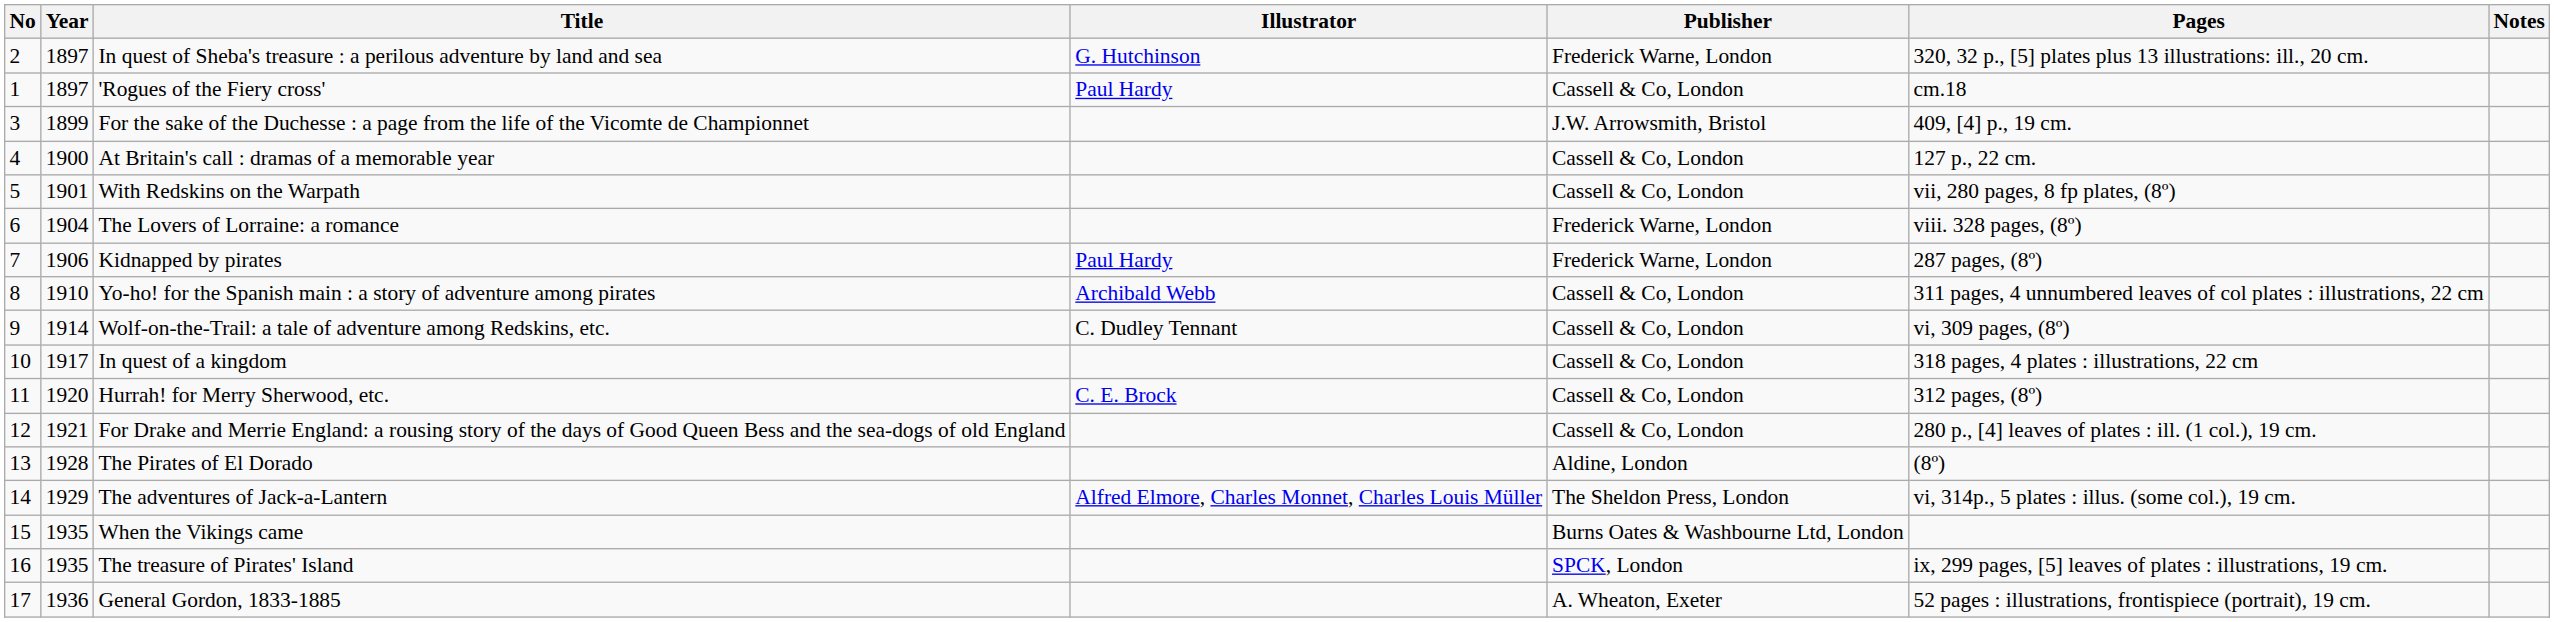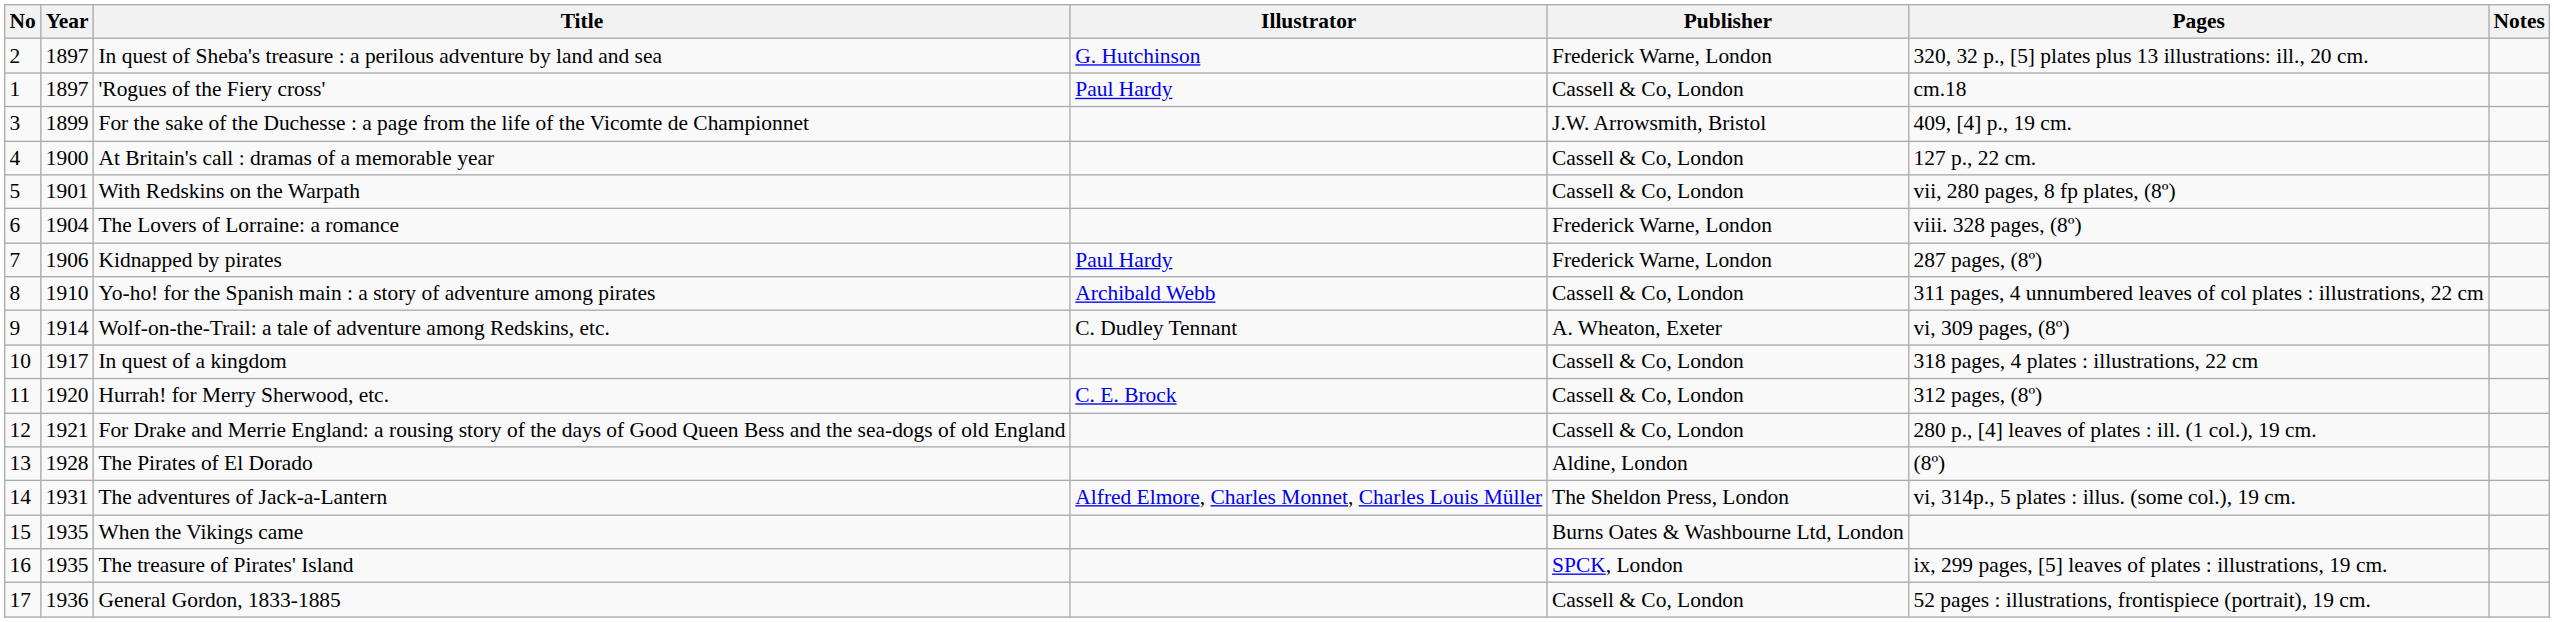(1648, 327) Cassell & Co, London -> (1637, 327) A. Wheaton, Exeter
(67, 497) 1929 -> (67, 497) 1931
(1637, 599) A. Wheaton, Exeter -> (1648, 599) Cassell & Co, London
